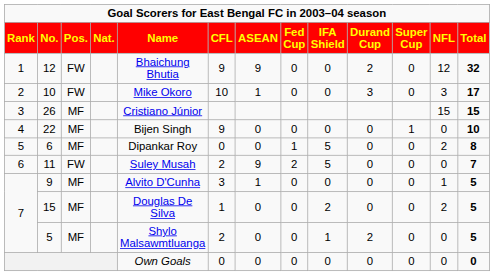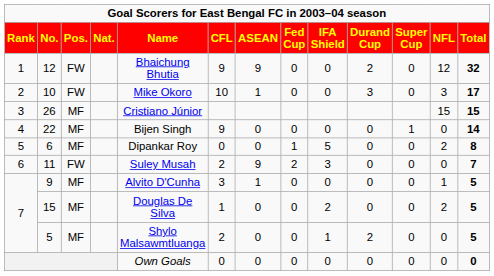(473, 129) 10 -> (473, 129) 14
(328, 165) 5 -> (328, 165) 3
